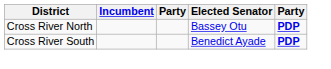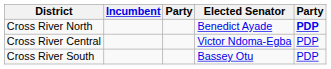(219, 27) Bassey Otu -> (235, 27) Benedict Ayade
+ row: (54, 42)
(228, 42) Benedict Ayade -> (225, 57) Bassey Otu
(289, 42) bold -> (307, 57) normal
